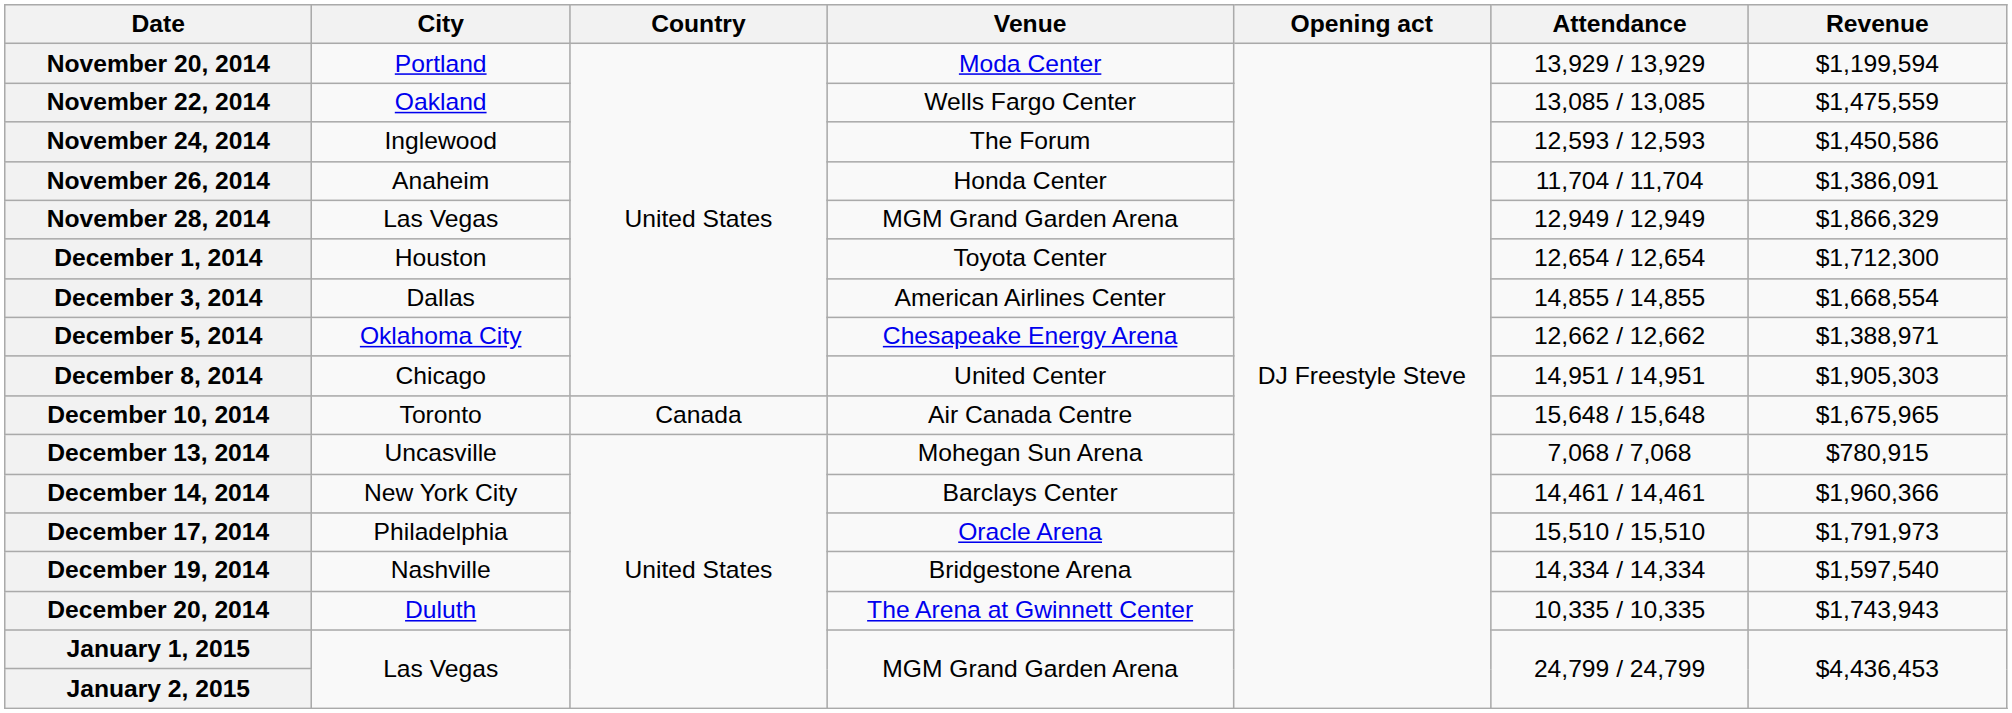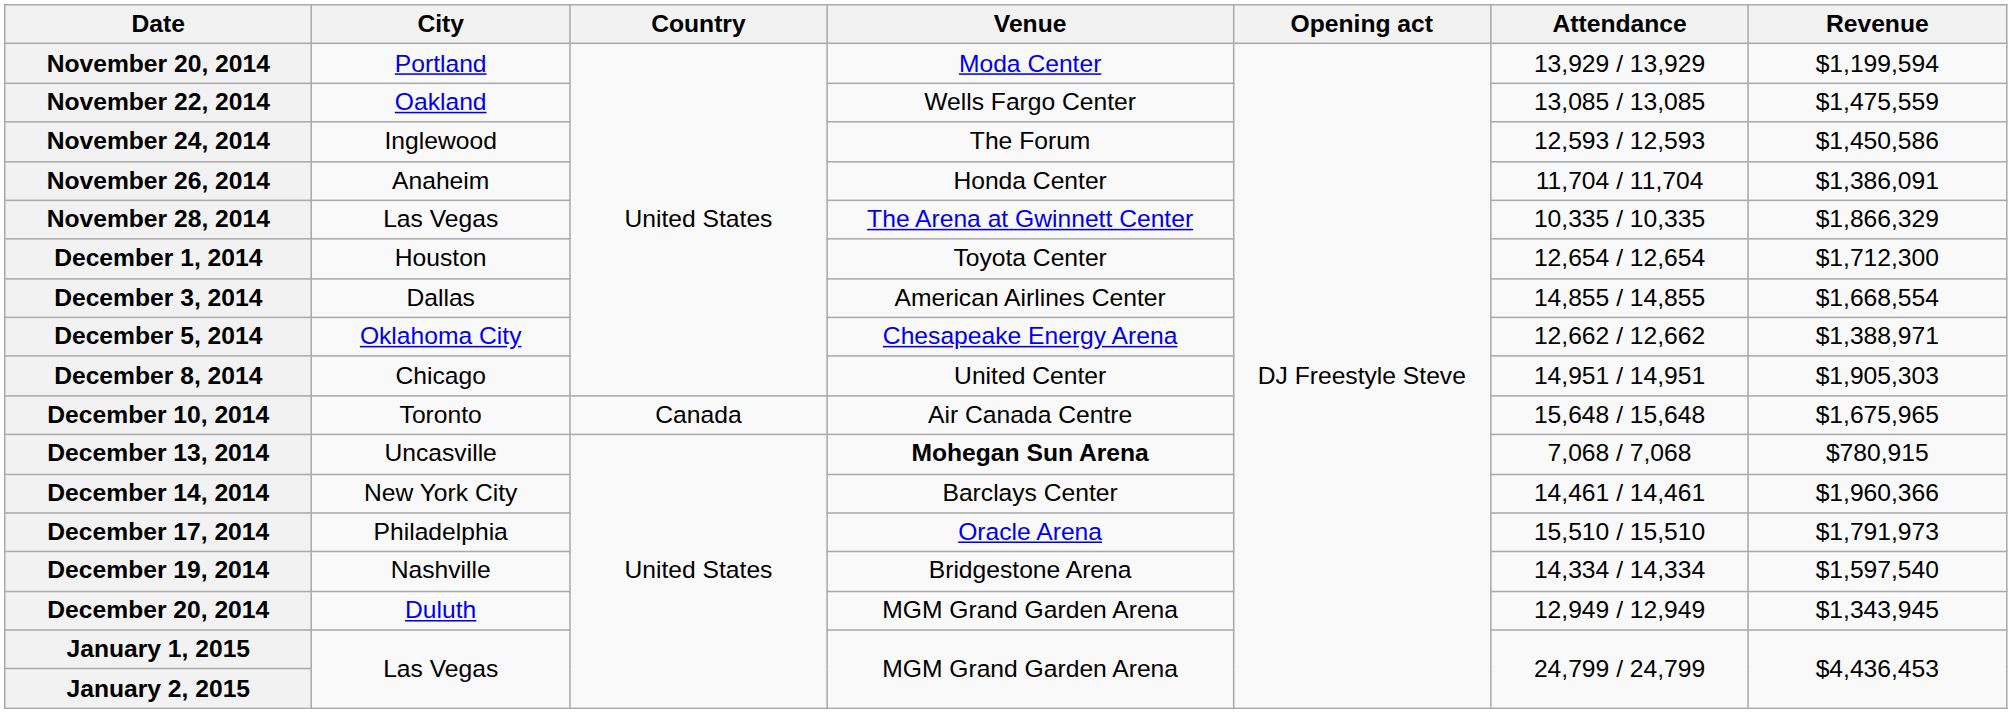(1030, 219) MGM Grand Garden Arena -> (1030, 219) The Arena at Gwinnett Center
(1620, 219) 12,949 / 12,949 -> (1620, 219) 10,335 / 10,335
(1030, 453) normal -> (1030, 453) bold
(1030, 610) The Arena at Gwinnett Center -> (1030, 610) MGM Grand Garden Arena
(1620, 610) 10,335 / 10,335 -> (1620, 610) 12,949 / 12,949
(1877, 610) $1,743,943 -> (1877, 610) $1,343,945
